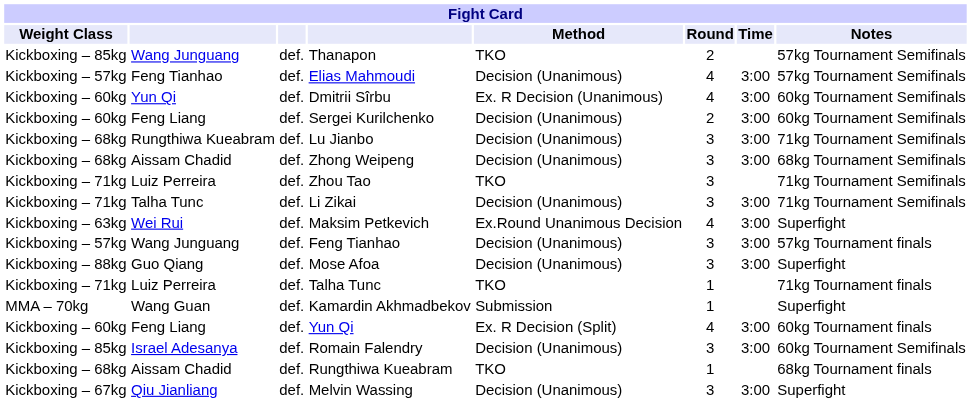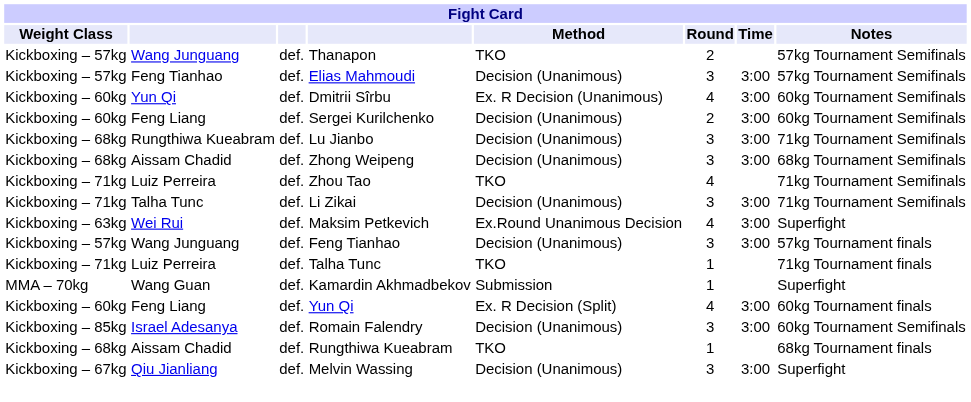(66, 55) Kickboxing – 85kg -> (66, 55) Kickboxing – 57kg
(710, 76) 4 -> (710, 76) 3
(710, 181) 3 -> (710, 181) 4
- row: (344, 264)
